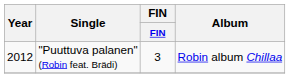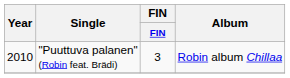(20, 57) 2012 -> (20, 57) 2010
